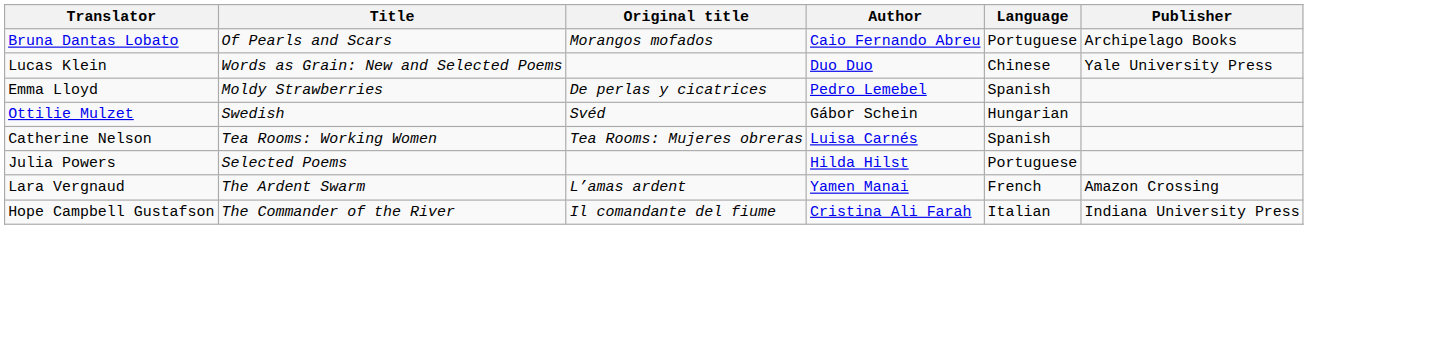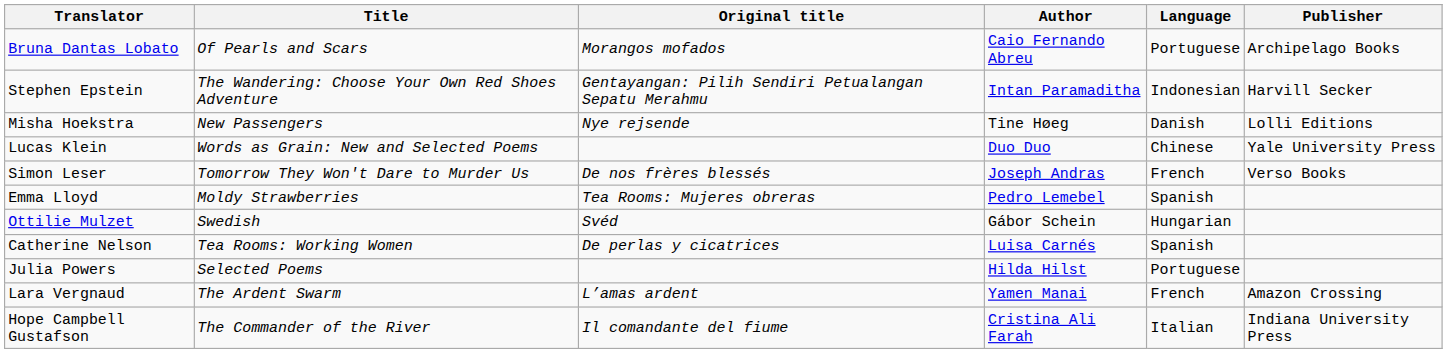+ row: (75, 91)
+ row: (71, 124)
+ row: (57, 173)
(668, 90) De perlas y cicatrices -> (699, 197) Tea Rooms: Mujeres obreras
(686, 139) Tea Rooms: Mujeres obreras -> (681, 246) De perlas y cicatrices
